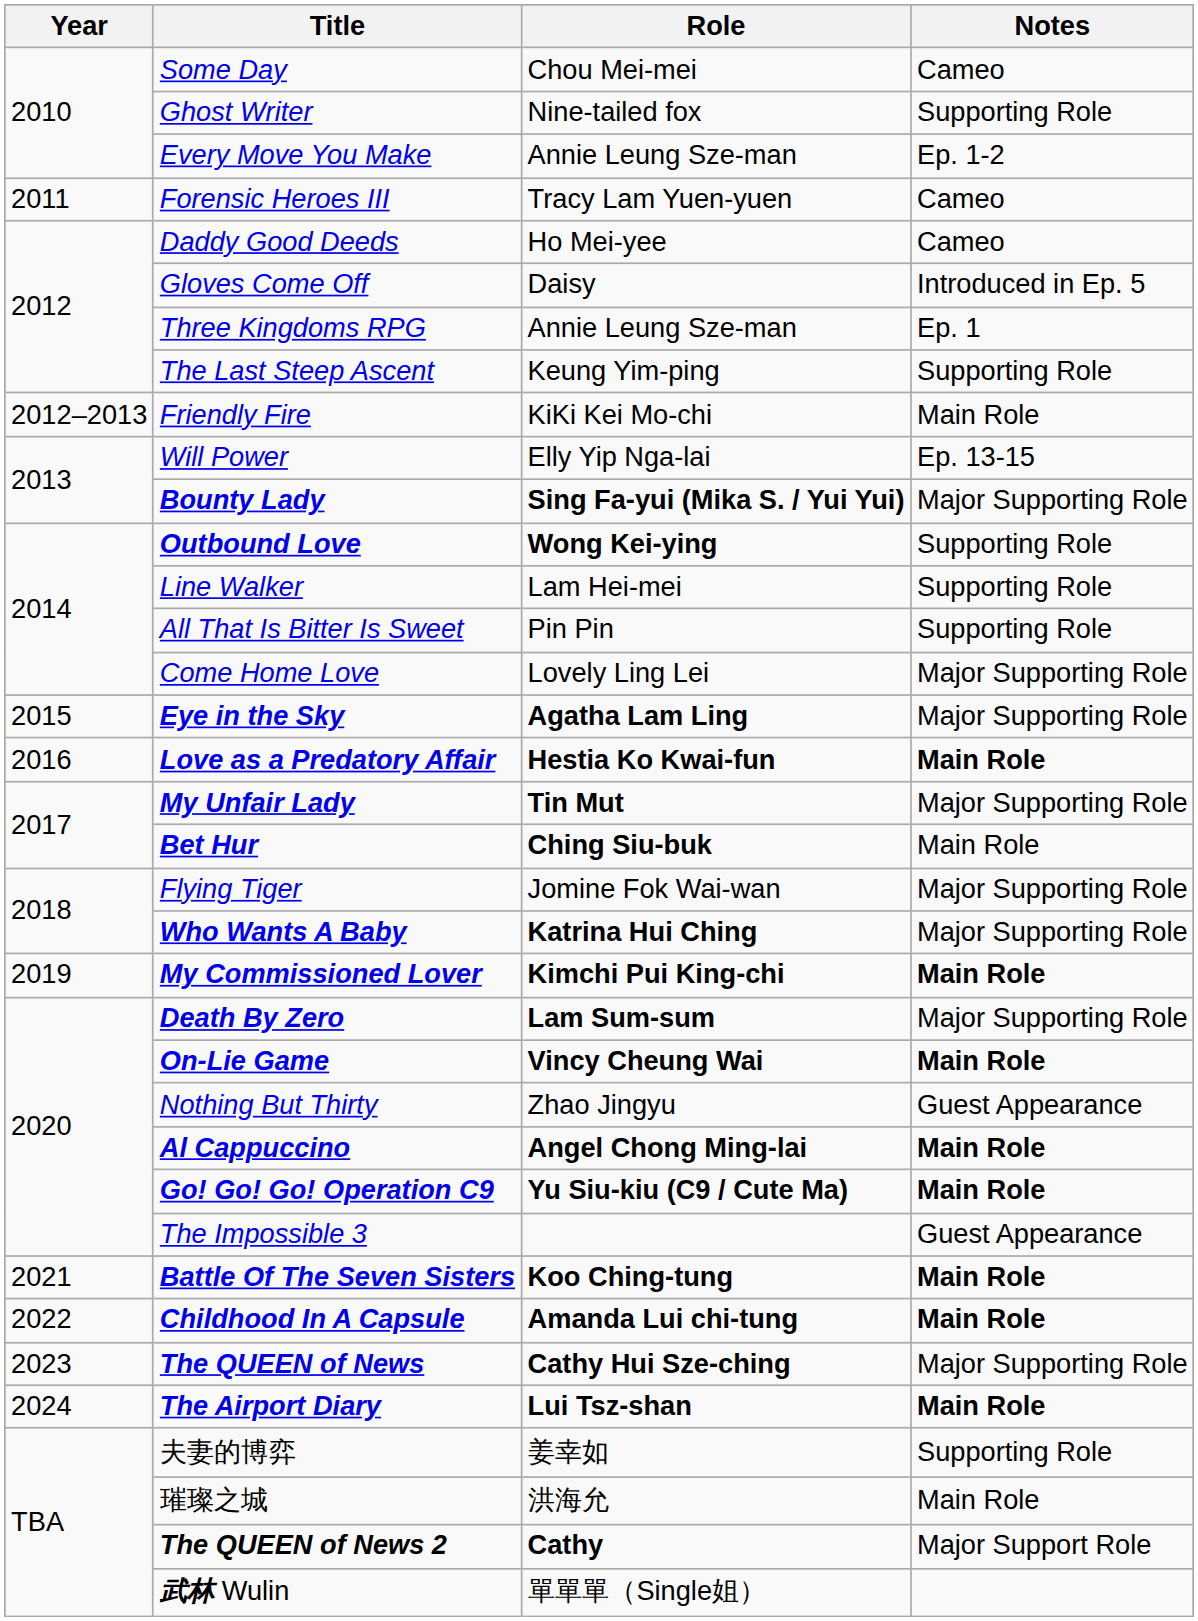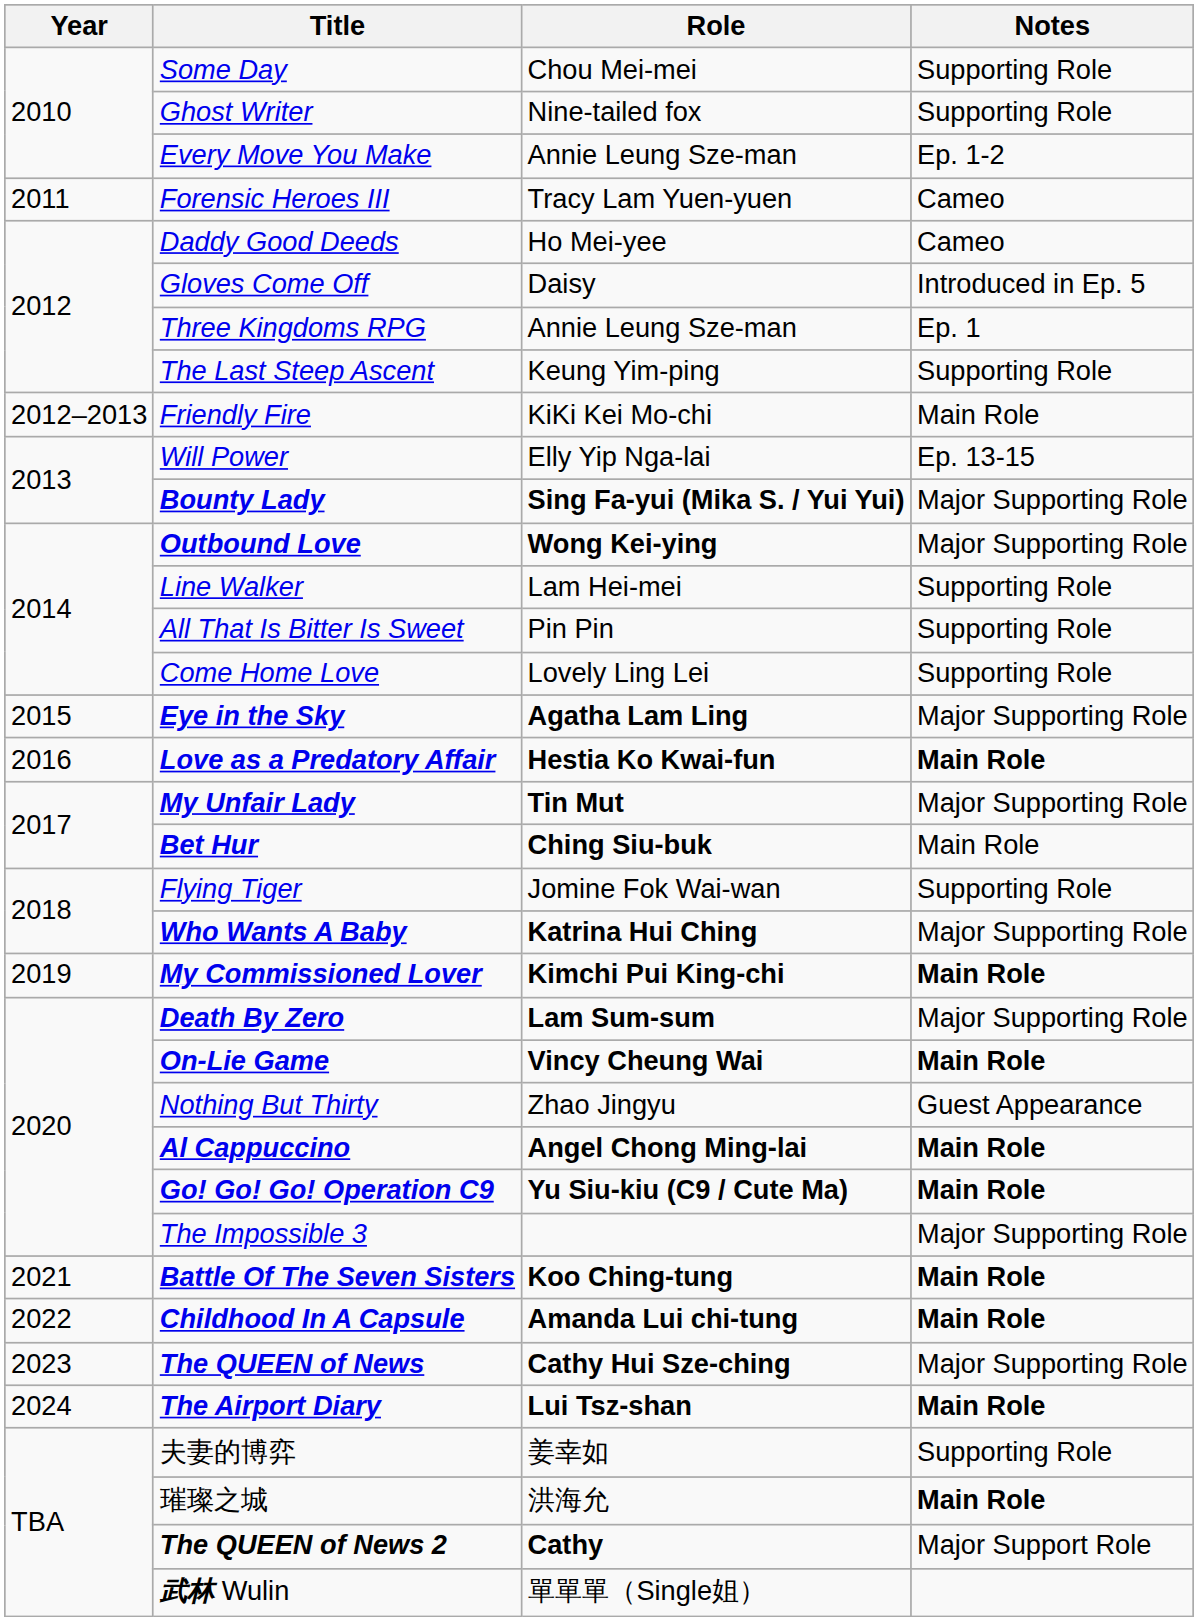(961, 69) Cameo -> (1015, 69) Supporting Role
(1015, 543) Supporting Role -> (1052, 543) Major Supporting Role
(1052, 673) Major Supporting Role -> (1015, 673) Supporting Role
(1052, 888) Major Supporting Role -> (1015, 888) Supporting Role
(1030, 1233) Guest Appearance -> (1052, 1233) Major Supporting Role
(978, 1500) normal -> (981, 1500) bold
